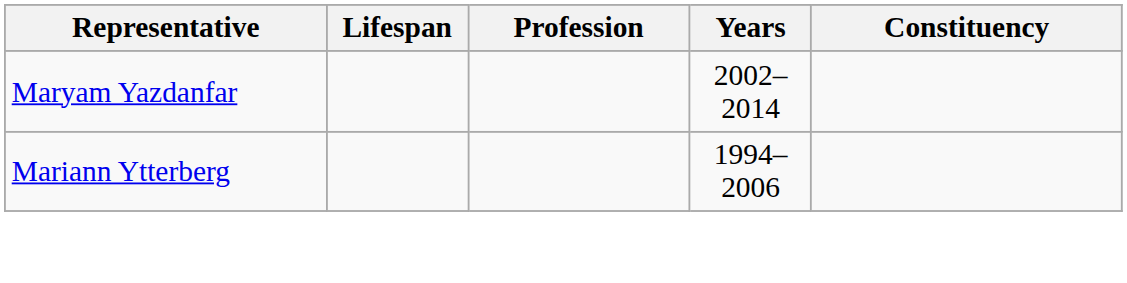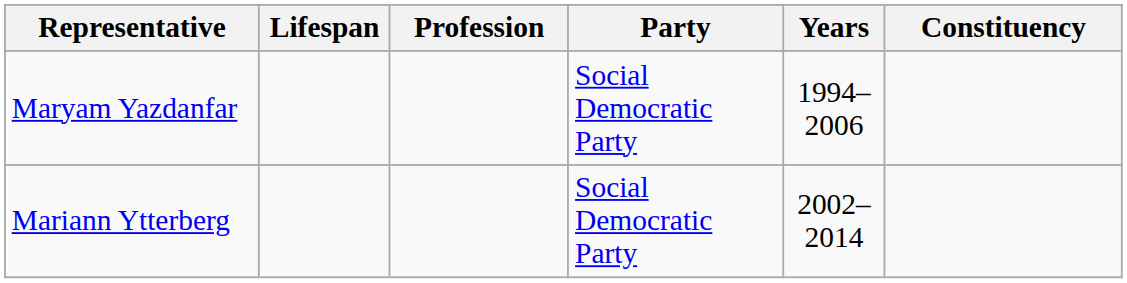+ column: (675, 27)
(751, 91) 2002–2014 -> (834, 107) 1994–2006
(751, 170) 1994–2006 -> (834, 220) 2002–2014
